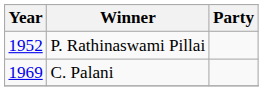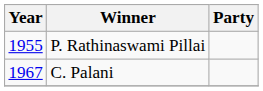(26, 45) 1952 -> (26, 45) 1955
(26, 72) 1969 -> (26, 72) 1967
